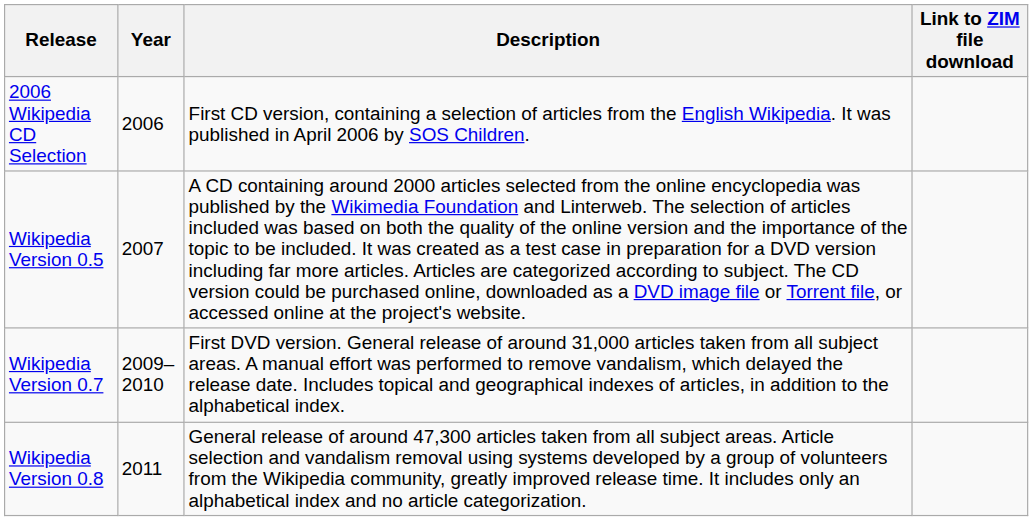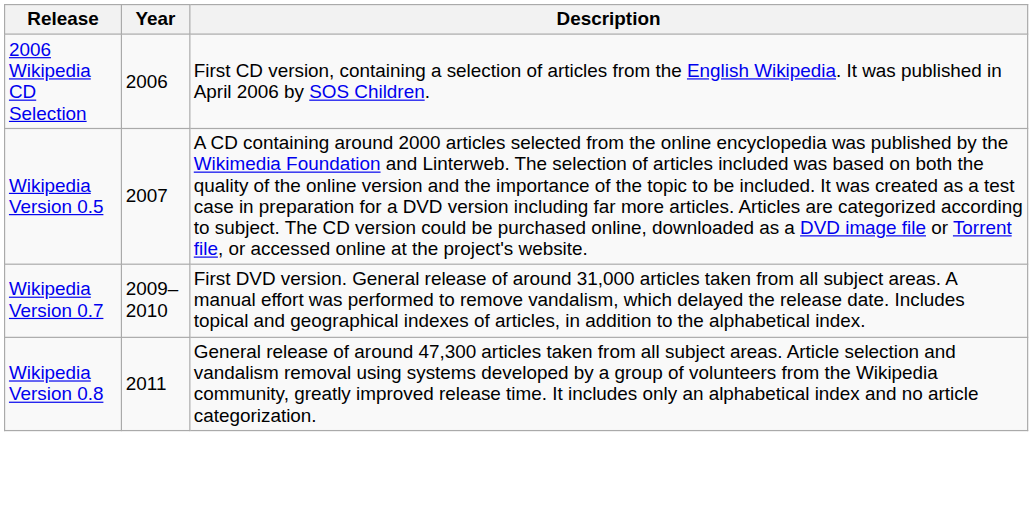- column: (970, 40)
